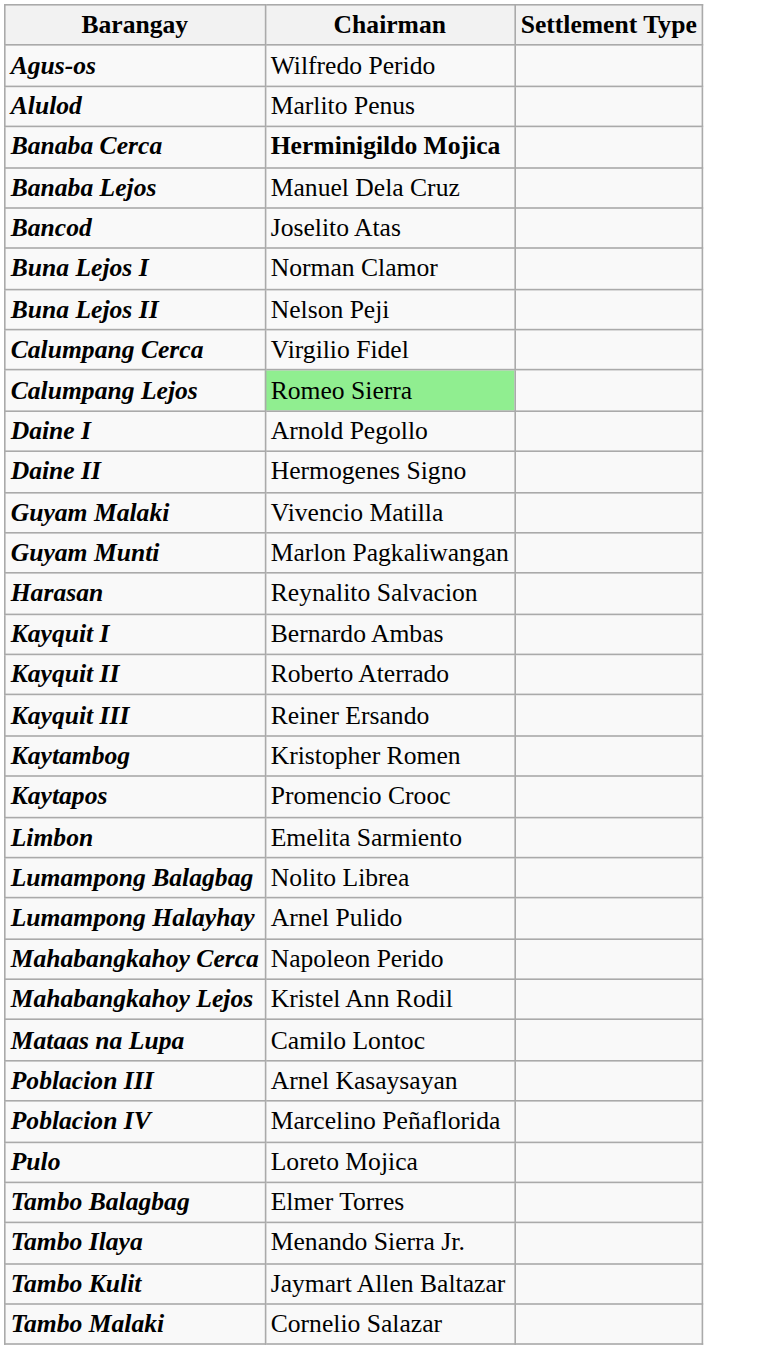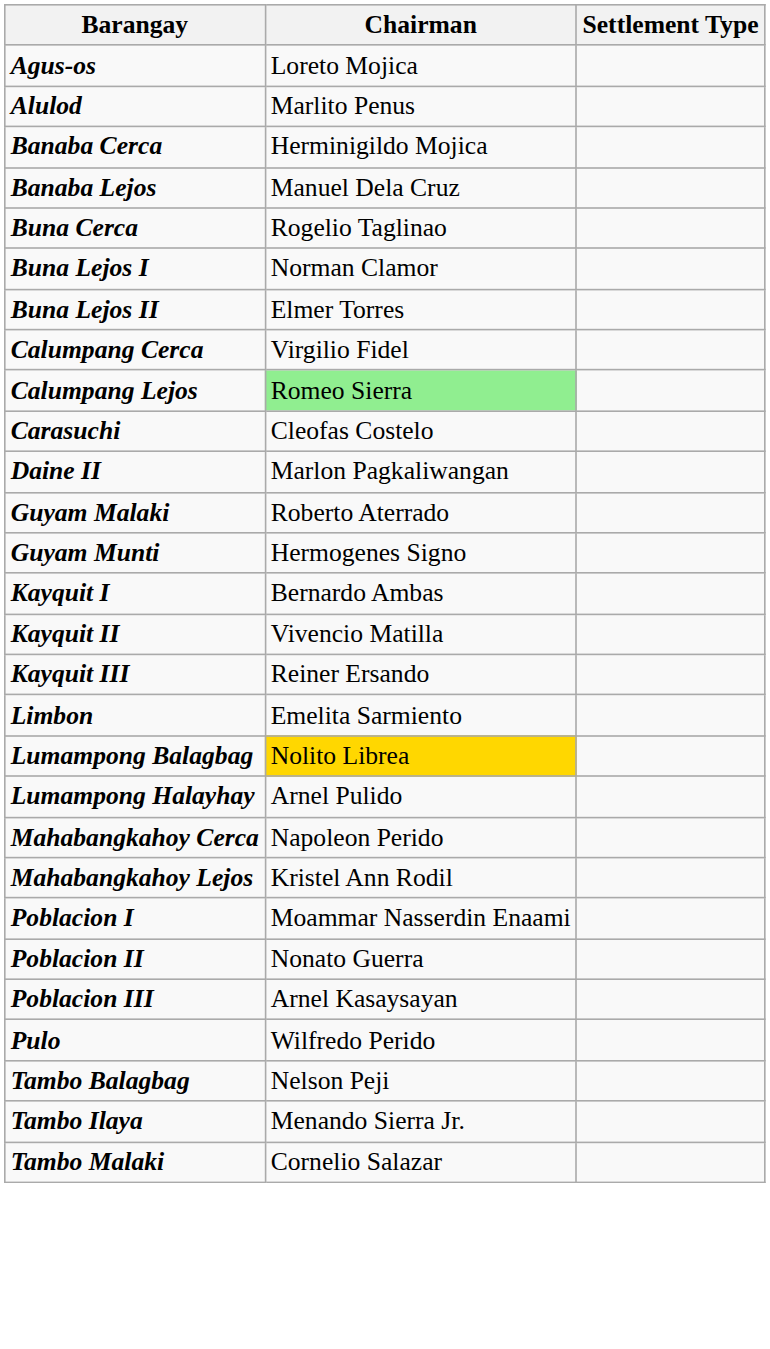(353, 65) Wilfredo Perido -> (344, 65) Loreto Mojica
(386, 146) bold -> (379, 146) normal
- row: (51, 227)
+ row: (74, 227)
(330, 308) Nelson Peji -> (337, 308) Elmer Torres
+ row: (65, 430)
- row: (51, 430)
(368, 471) Hermogenes Signo -> (390, 471) Marlon Pagkaliwangan
(357, 512) Vivencio Matilla -> (360, 512) Roberto Aterrado
(390, 552) Marlon Pagkaliwangan -> (368, 552) Hermogenes Signo
- row: (57, 593)
(360, 674) Roberto Aterrado -> (357, 633) Vivencio Matilla
- row: (70, 755)
- row: (59, 796)
(340, 877) no background -> (340, 755) gold background
- row: (97, 1039)
+ row: (72, 918)
+ row: (77, 958)
- row: (81, 1120)
(344, 1161) Loreto Mojica -> (353, 1039) Wilfredo Perido
(337, 1202) Elmer Torres -> (330, 1080) Nelson Peji
- row: (76, 1283)
